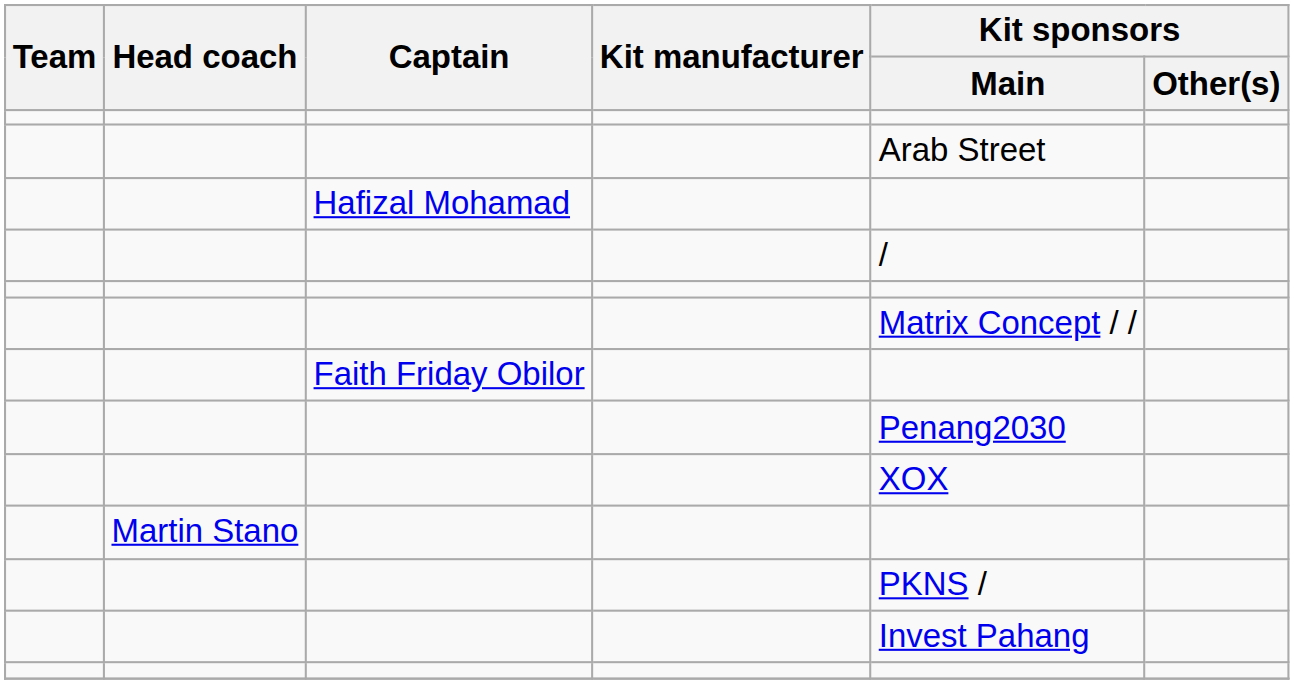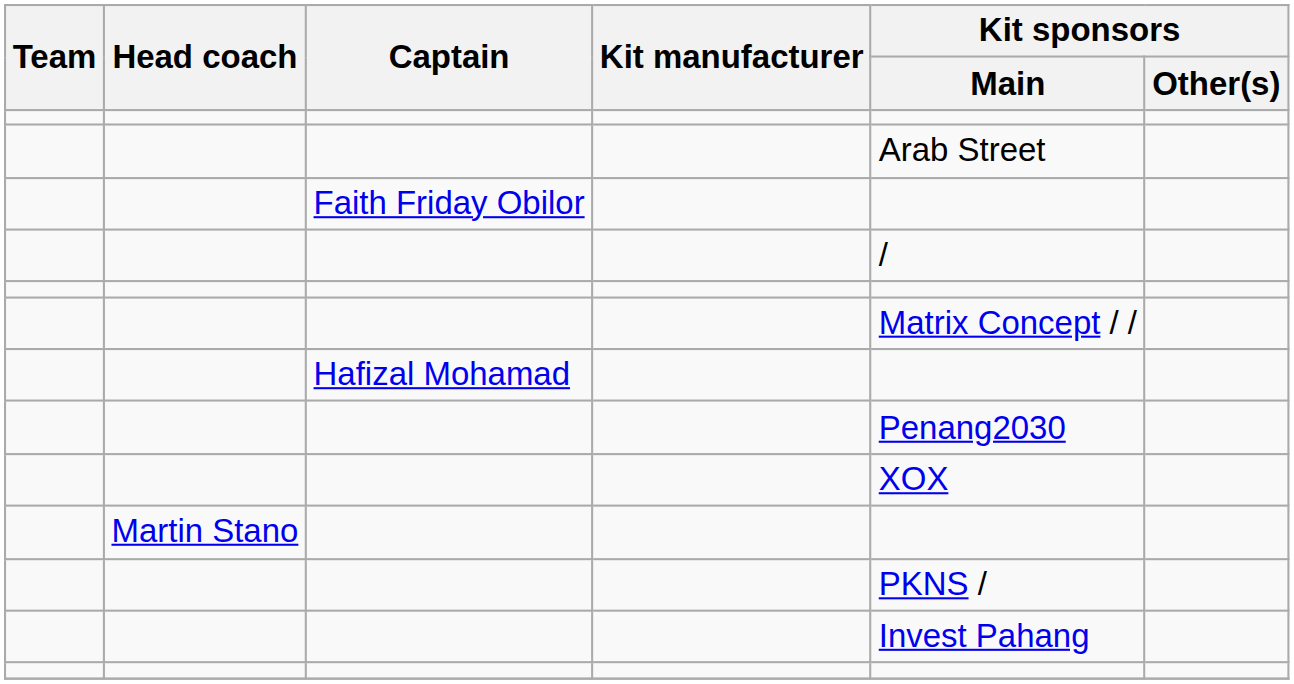rows swapped: (205, 203) <-> (205, 375)
